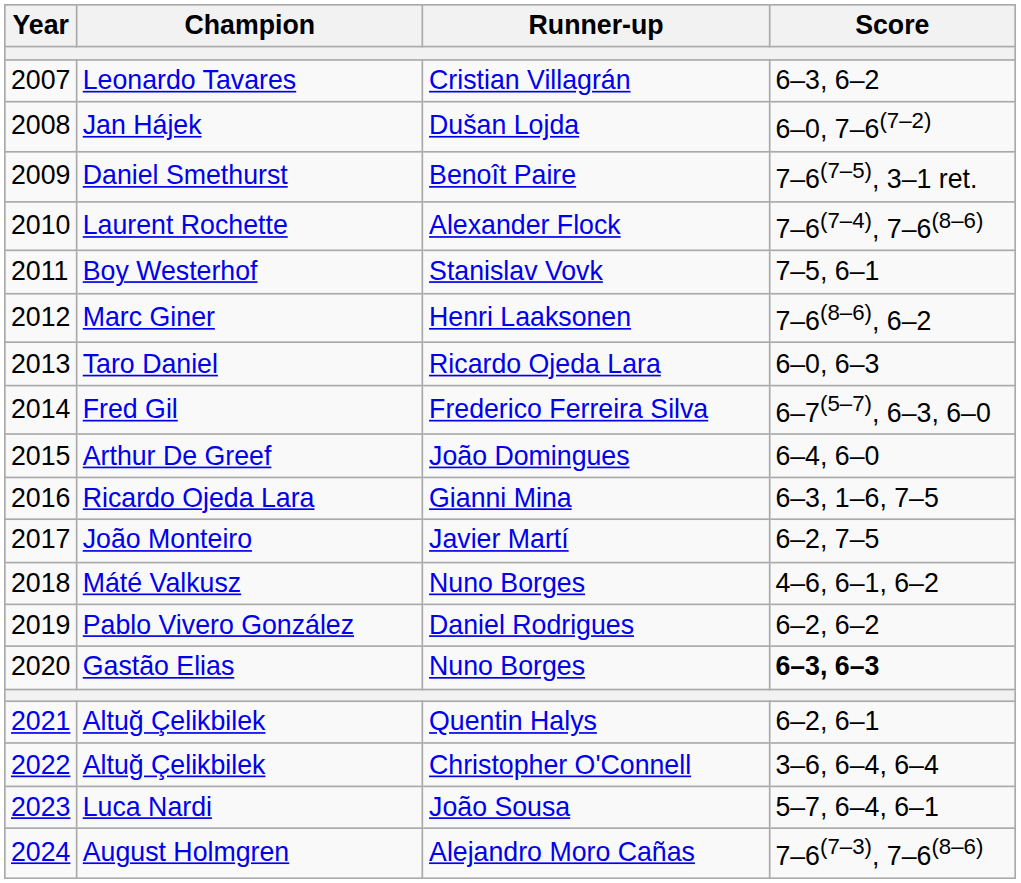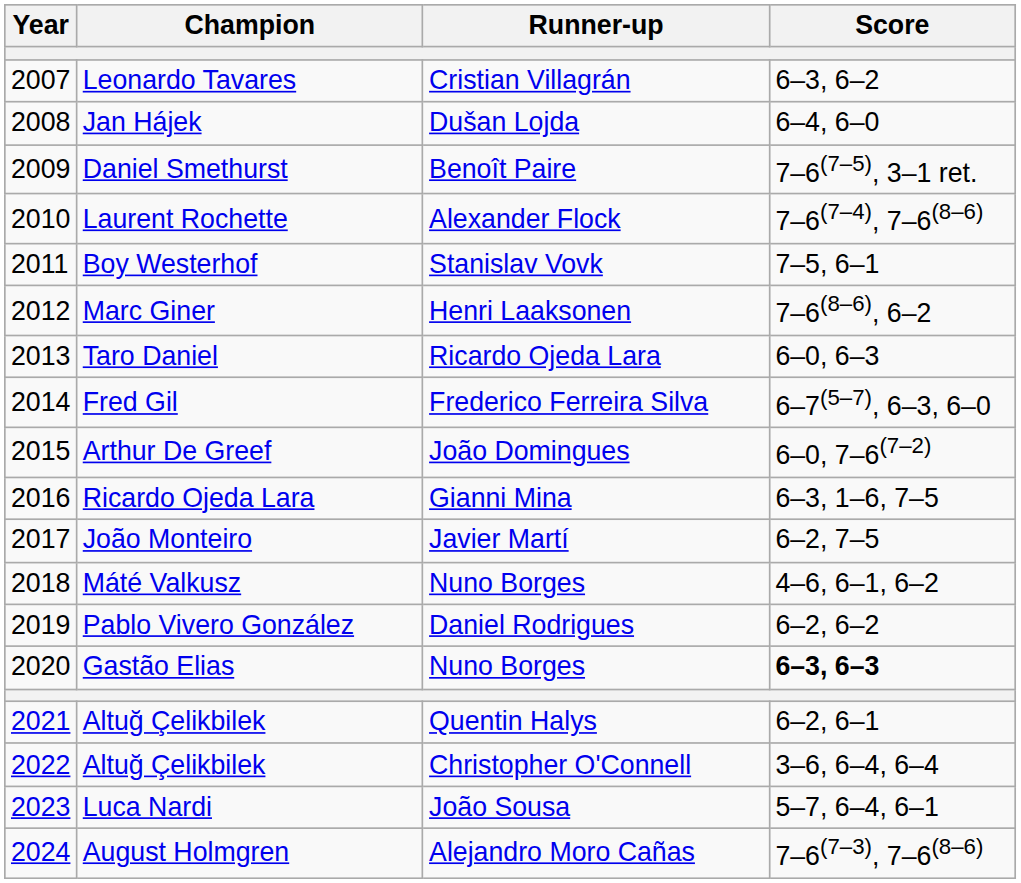(853, 126) 6–0, 7–6(7–2) -> (827, 122) 6–4, 6–0
(827, 455) 6–4, 6–0 -> (853, 451) 6–0, 7–6(7–2)
